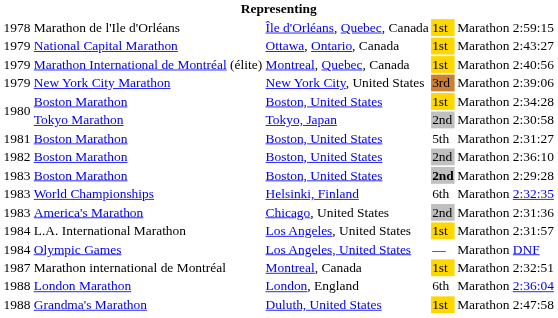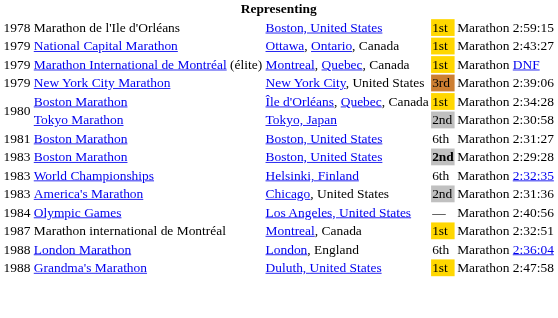(347, 27) Île d'Orléans, Quebec, Canada -> (324, 27) Boston, United States
(533, 64) 2:40:56 -> (526, 64) DNF
(324, 101) Boston, United States -> (347, 101) Île d'Orléans, Quebec, Canada
(441, 138) 5th -> (441, 138) 6th
- row: (17, 156)
- row: (17, 230)
(526, 249) DNF -> (533, 212) 2:40:56
